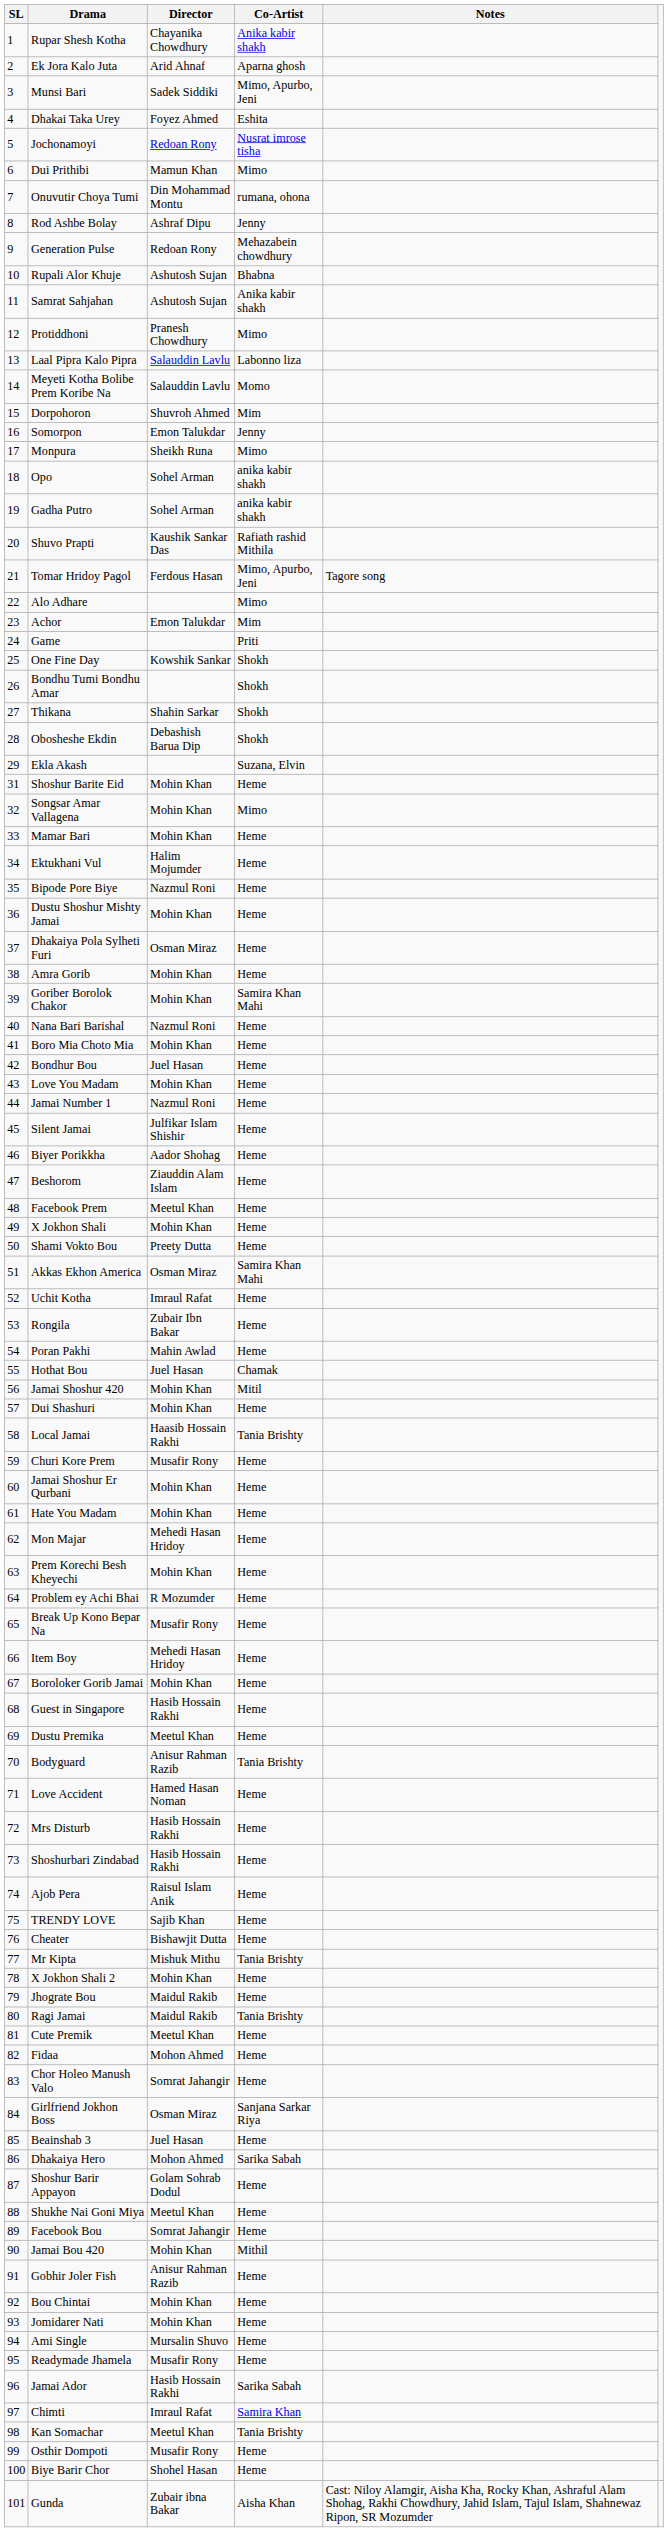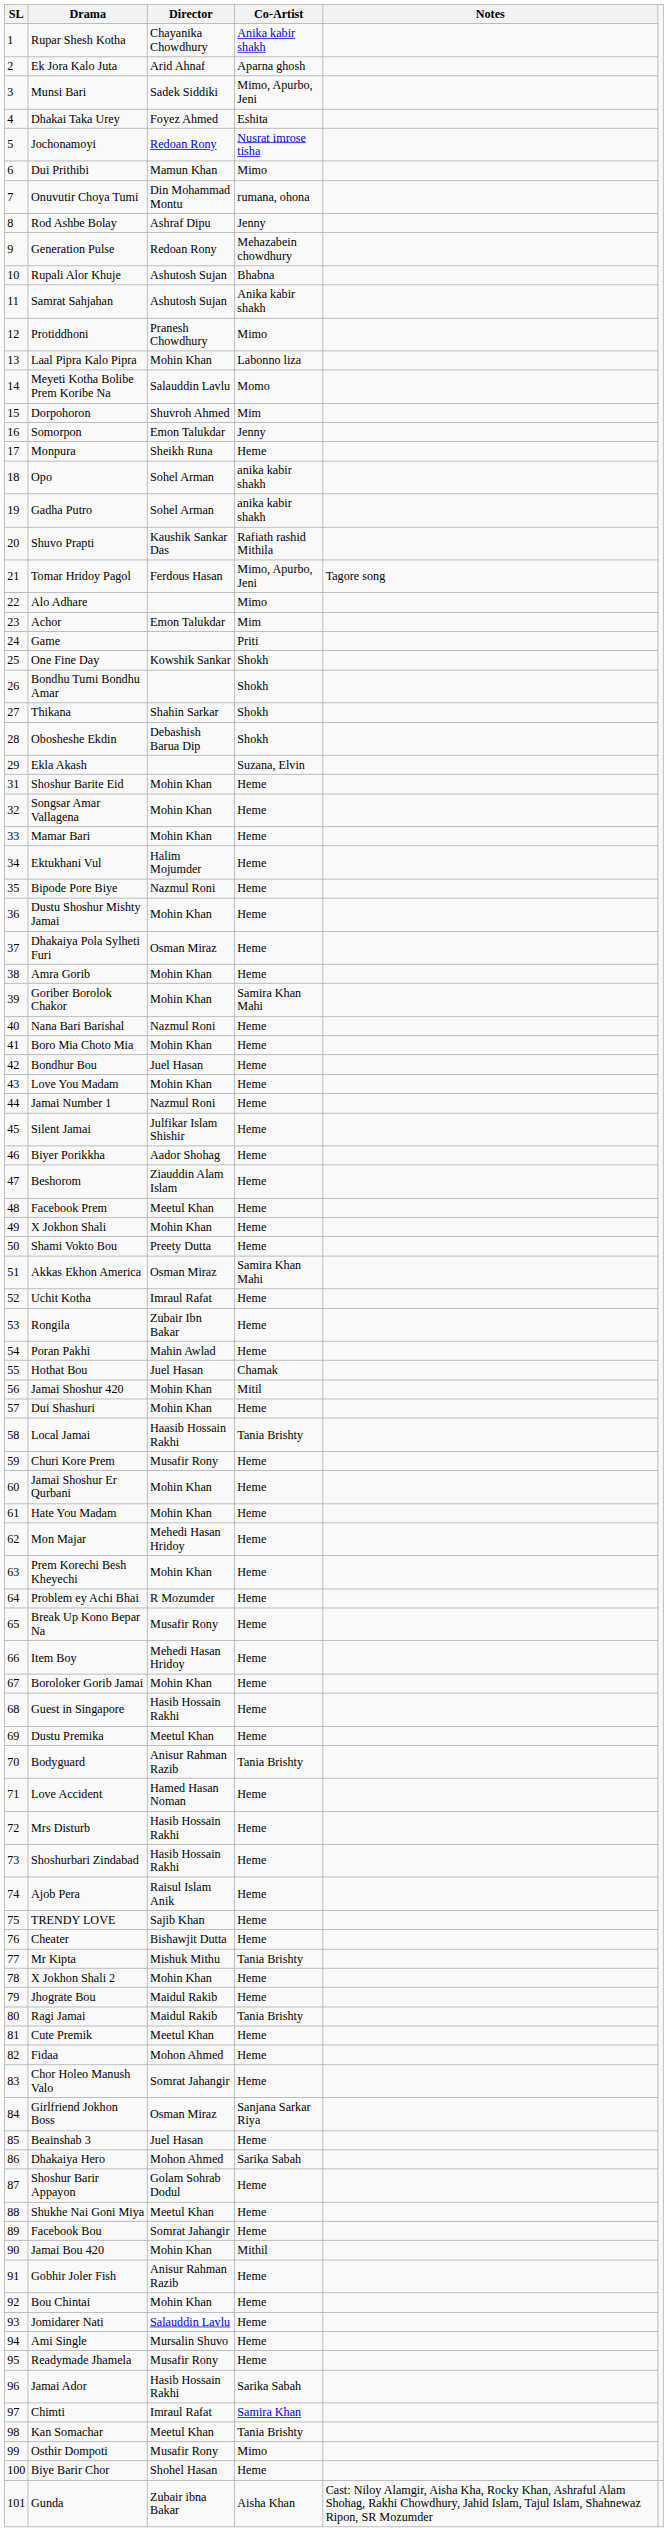(190, 360) Salauddin Lavlu -> (181, 360) Mohin Khan
(252, 451) Mimo -> (252, 451) Heme
(252, 810) Mimo -> (252, 810) Heme
(181, 2321) Mohin Khan -> (190, 2321) Salauddin Lavlu
(252, 2451) Heme -> (252, 2451) Mimo
